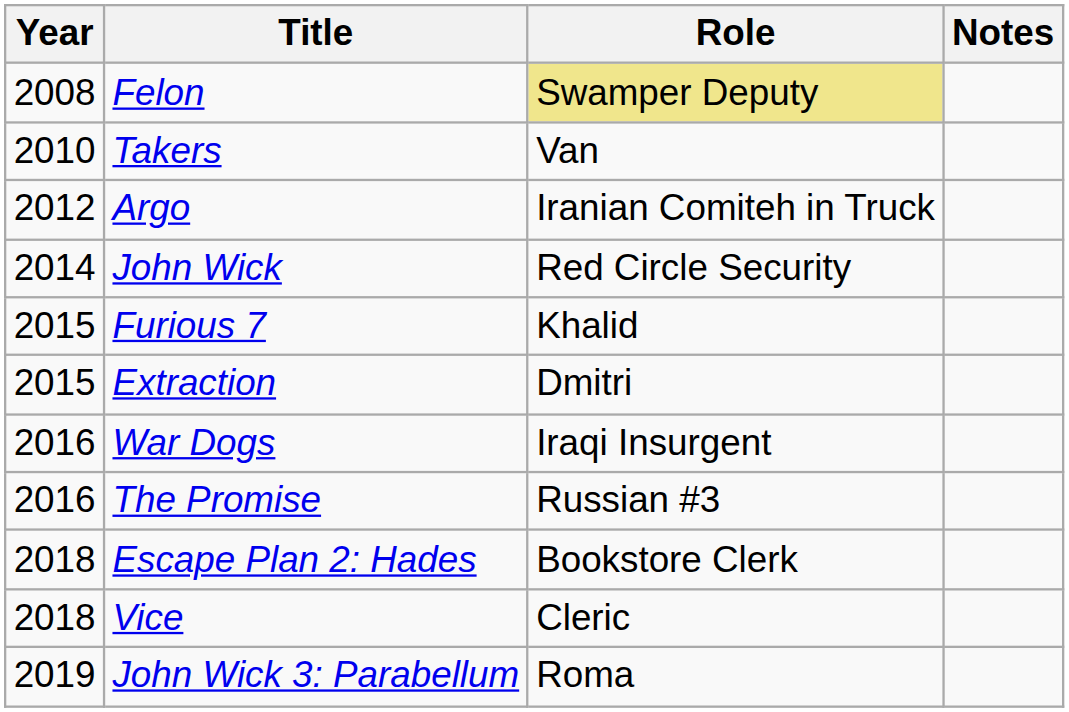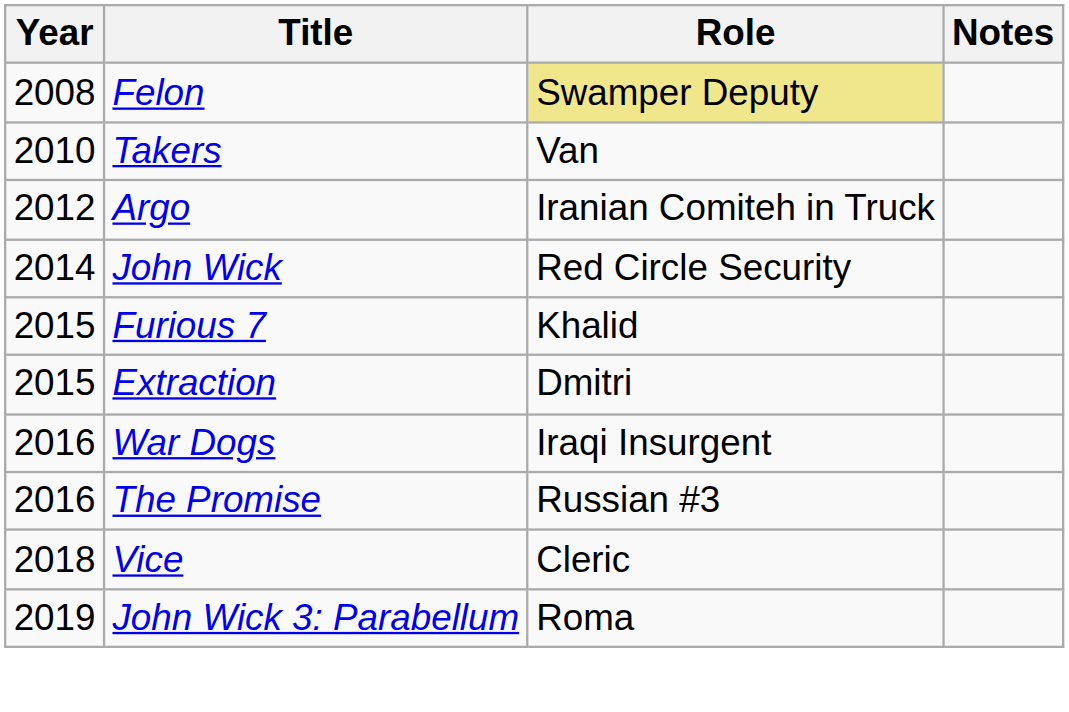- row: (295, 558)
